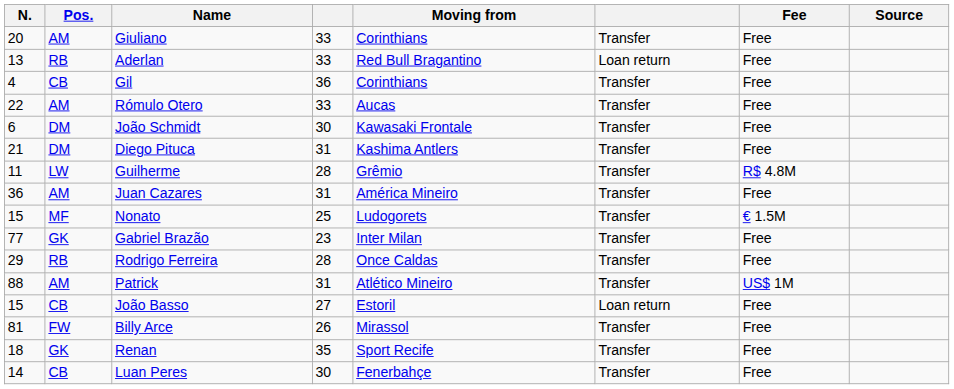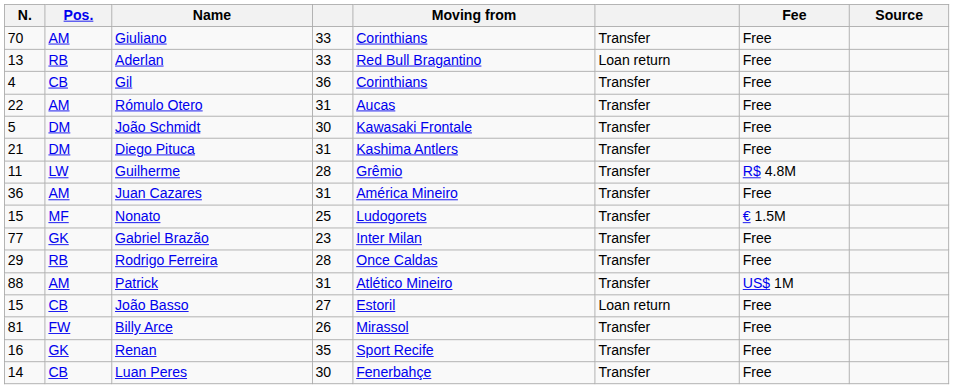(16, 37) 20 -> (16, 37) 70
(323, 104) 33 -> (323, 104) 31
(12, 127) 6 -> (12, 127) 5
(16, 350) 18 -> (16, 350) 16
